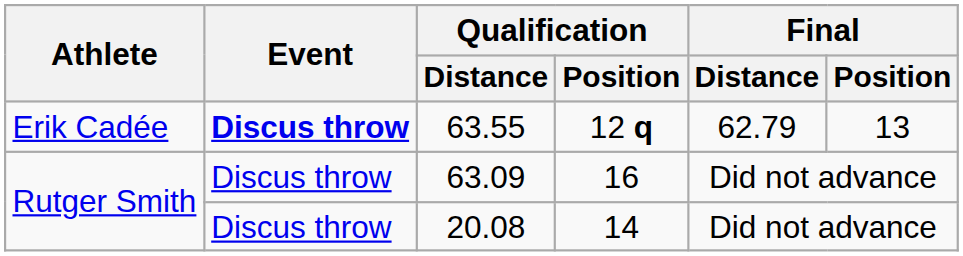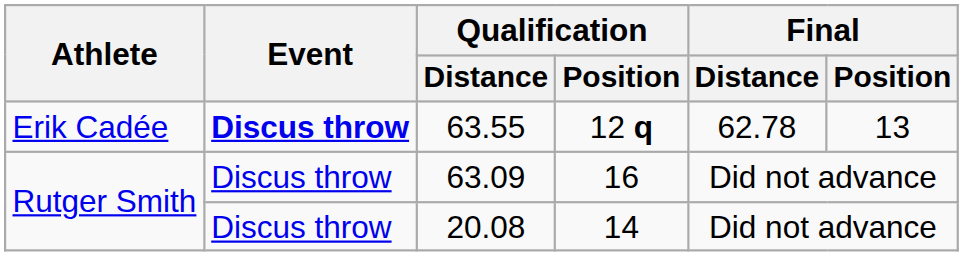(757, 127) 62.79 -> (757, 127) 62.78
